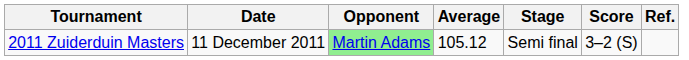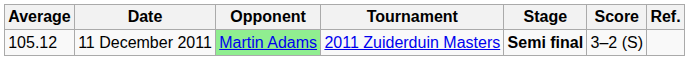columns swapped: (469, 17) <-> (96, 17)
(543, 42) normal -> (545, 42) bold
